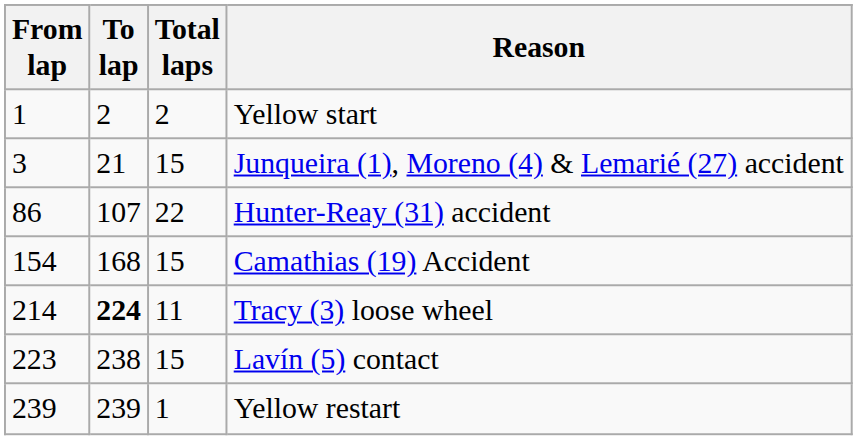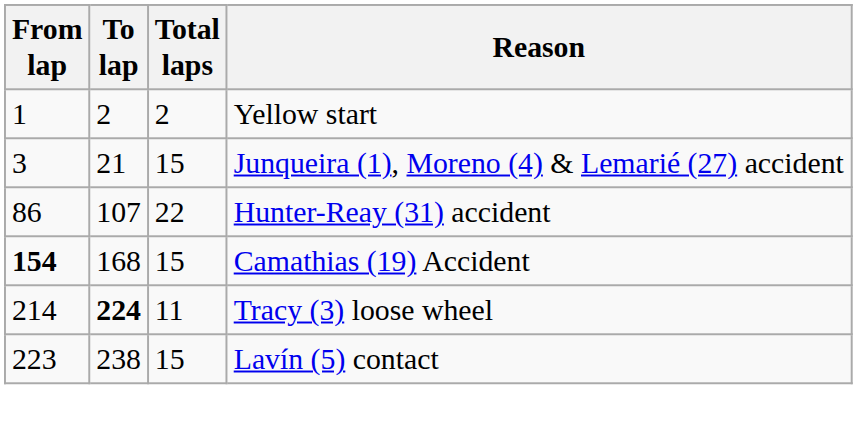(34, 261) normal -> (34, 261) bold
- row: (317, 408)
